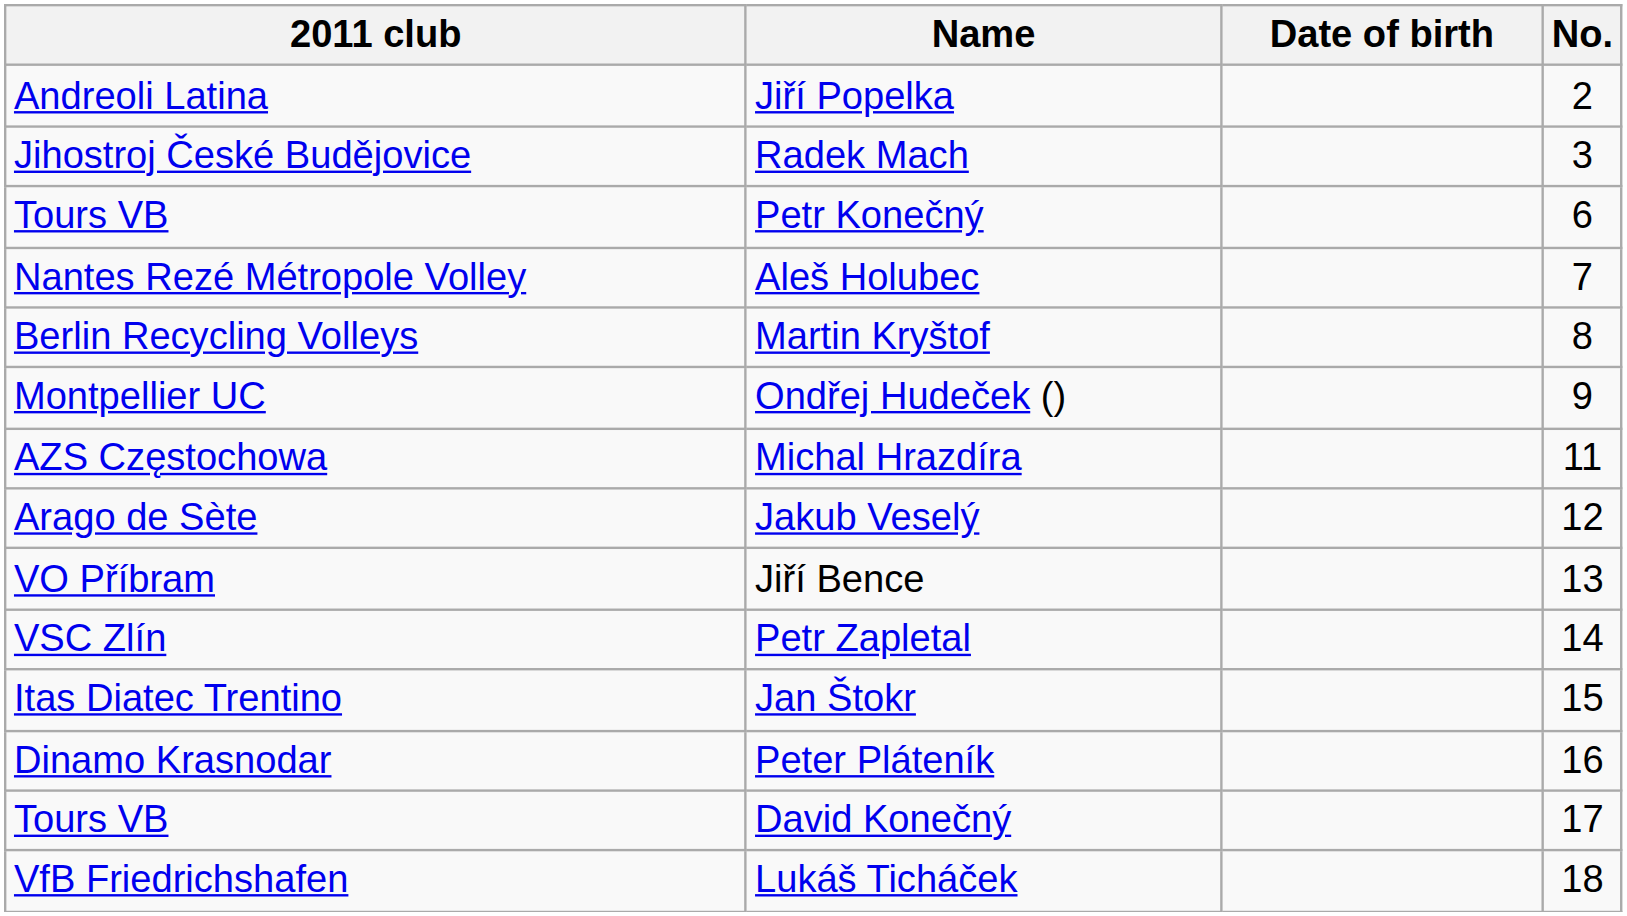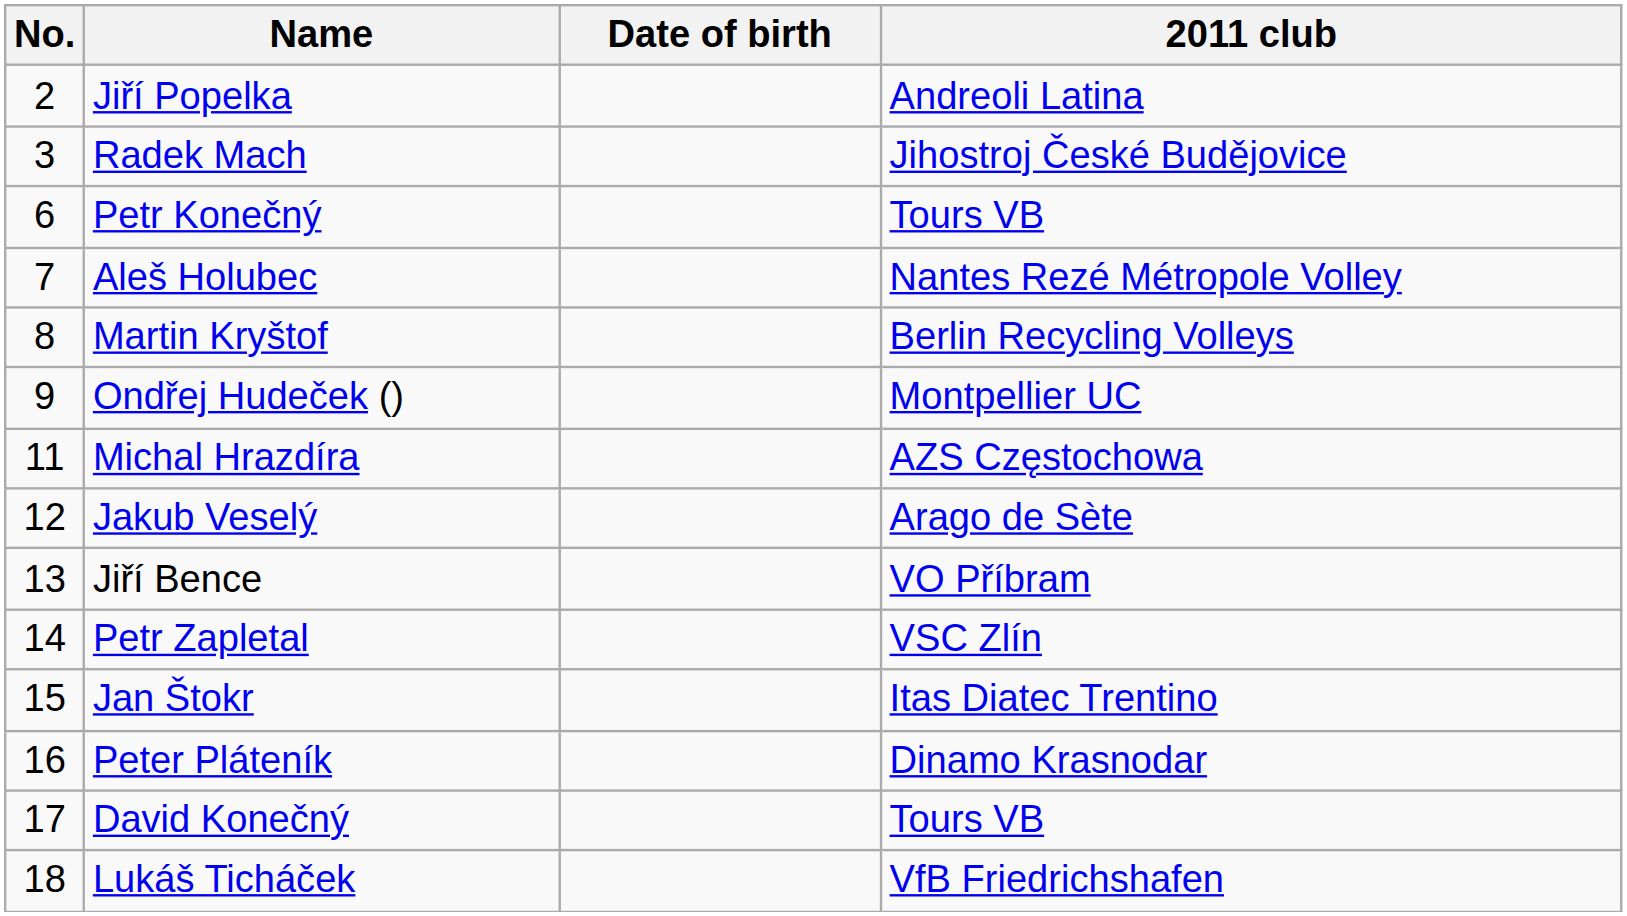columns swapped: (1582, 34) <-> (376, 34)
